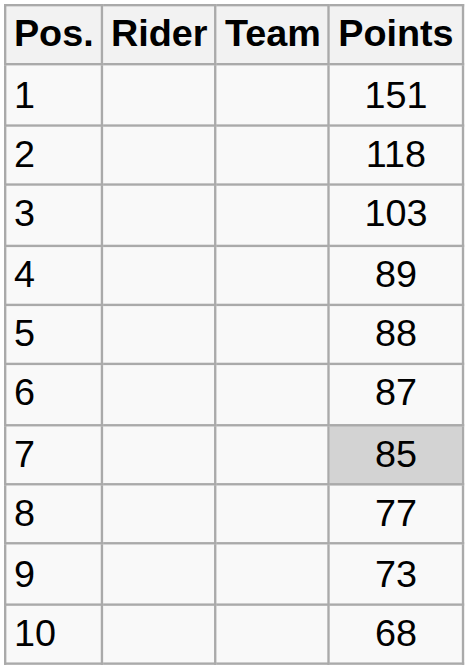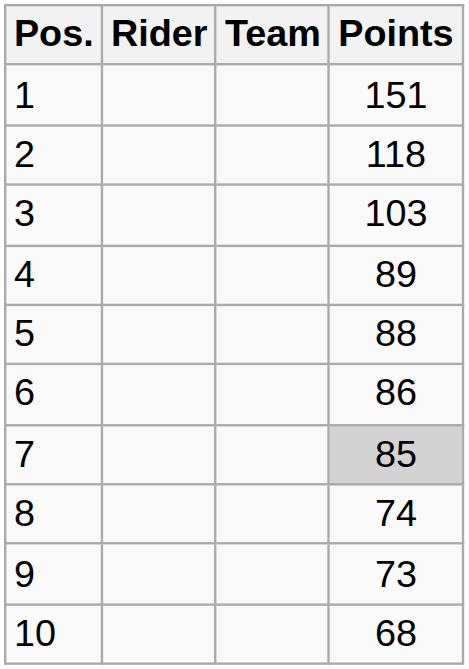(396, 393) 87 -> (396, 393) 86
(396, 513) 77 -> (396, 513) 74
